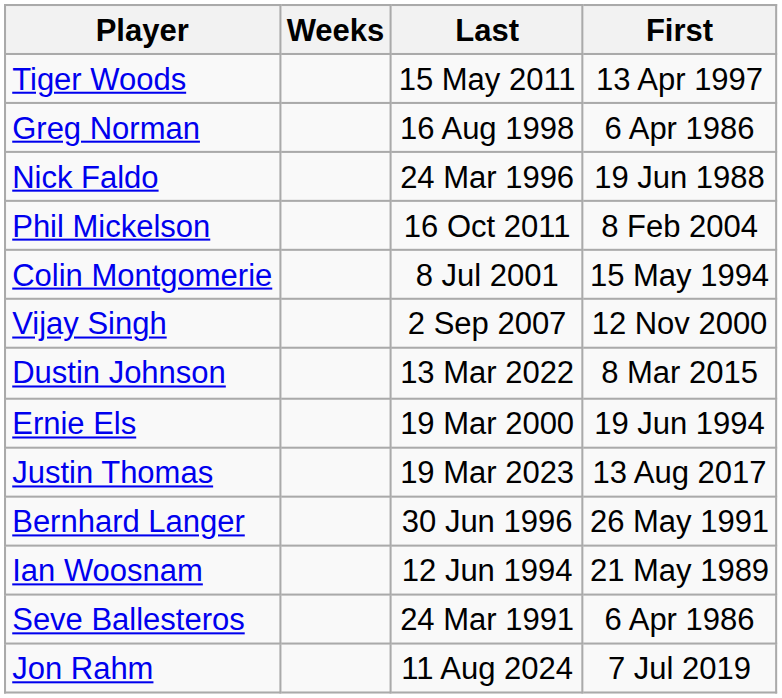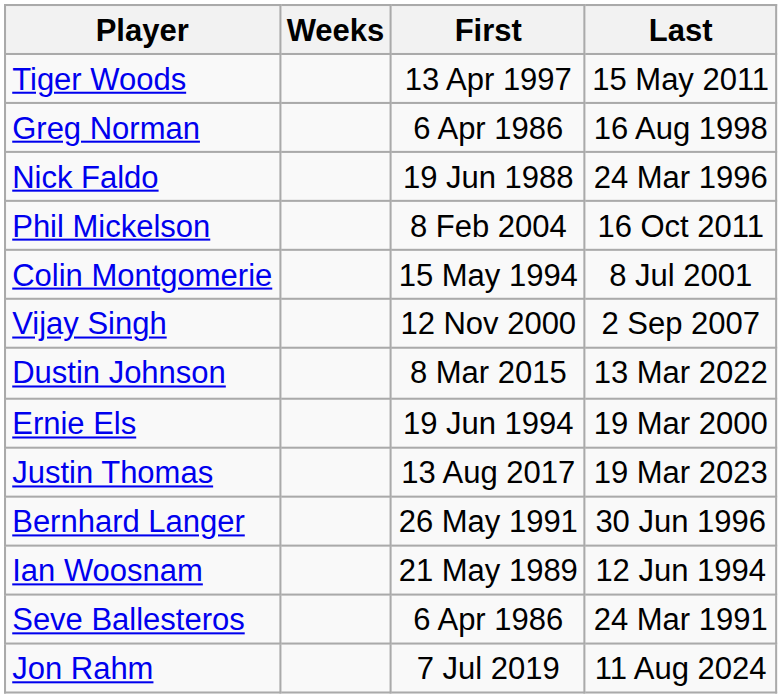columns swapped: (680, 30) <-> (487, 30)
